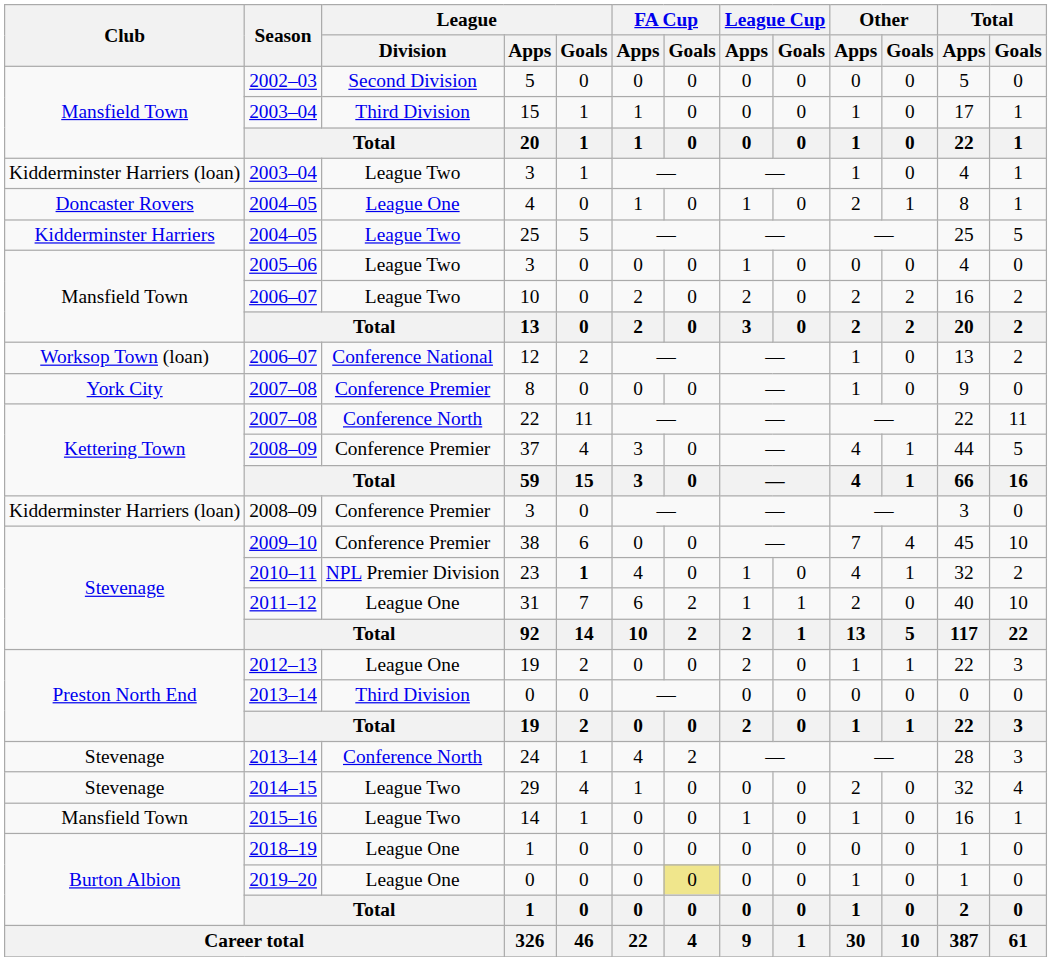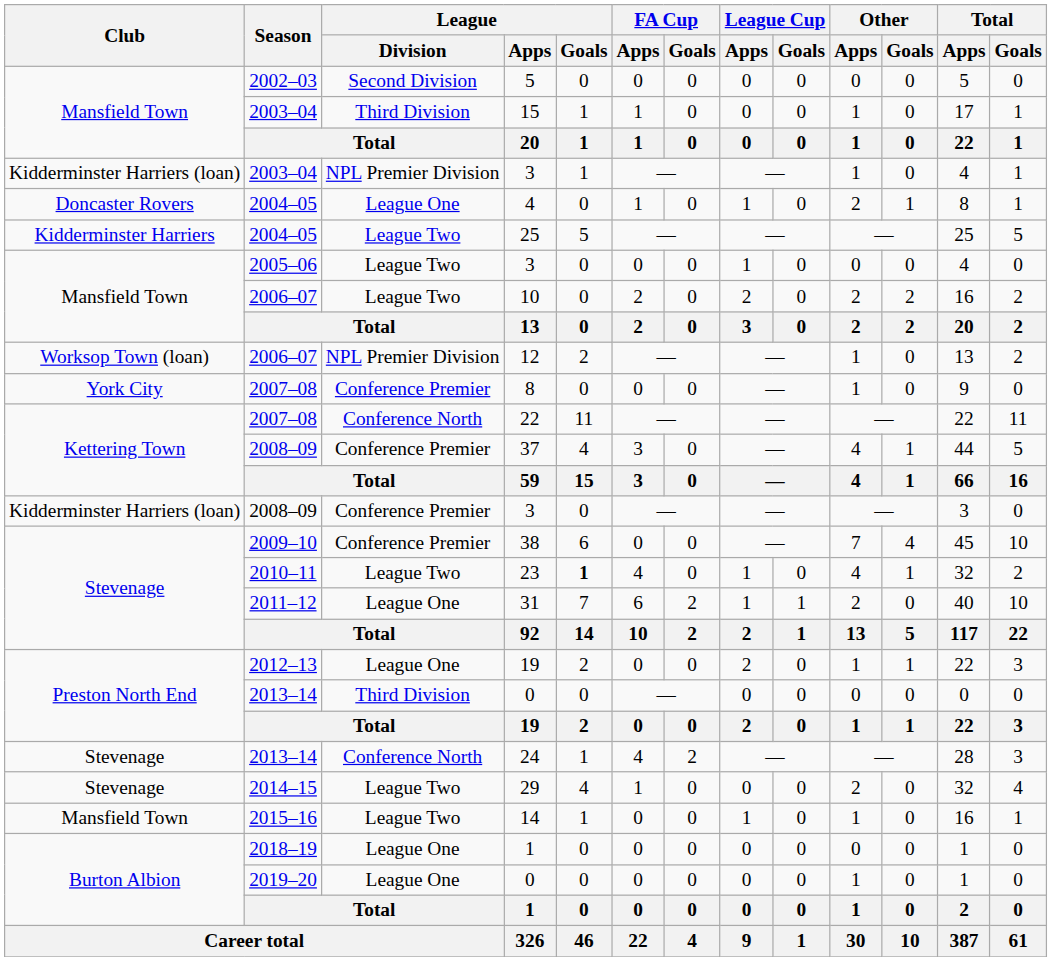(413, 173) League Two -> (413, 173) NPL Premier Division
(413, 357) Conference National -> (413, 357) NPL Premier Division
(413, 572) NPL Premier Division -> (413, 572) League Two
(692, 879) khaki background -> (692, 879) no background
